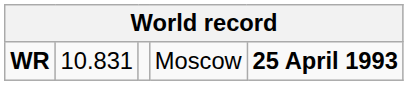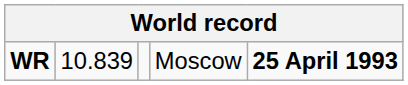(97, 60) 10.831 -> (97, 60) 10.839
